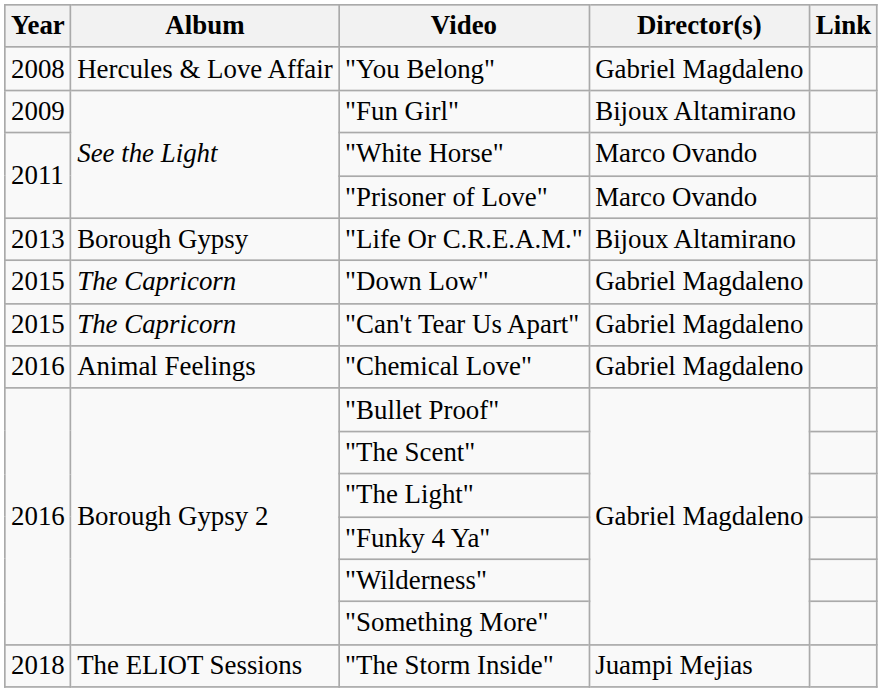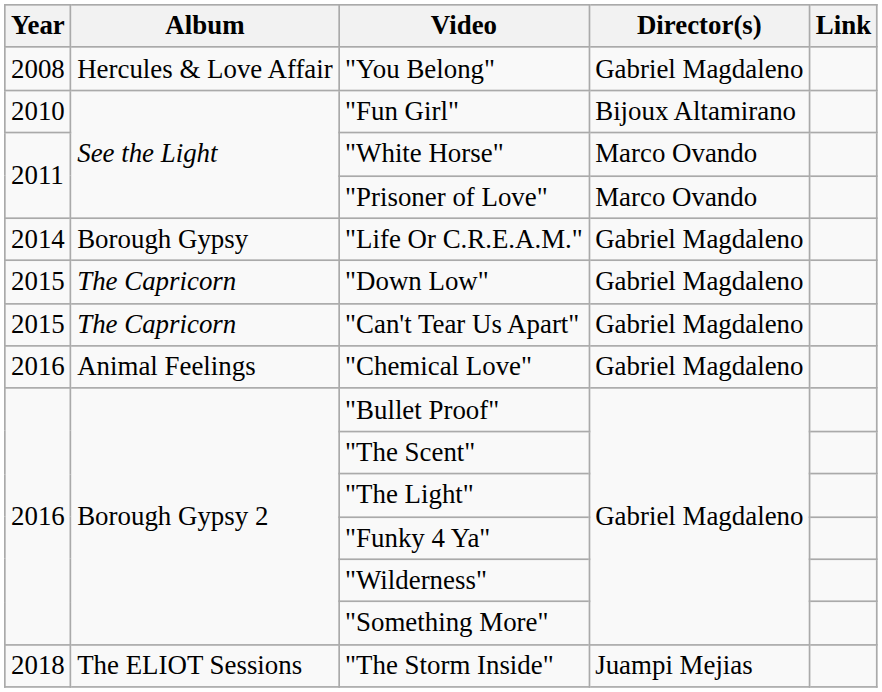(38, 111) 2009 -> (38, 111) 2010
(38, 238) 2013 -> (38, 238) 2014
(696, 238) Bijoux Altamirano -> (699, 238) Gabriel Magdaleno
